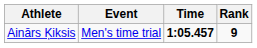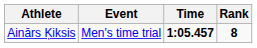(234, 33) 9 -> (234, 33) 8
